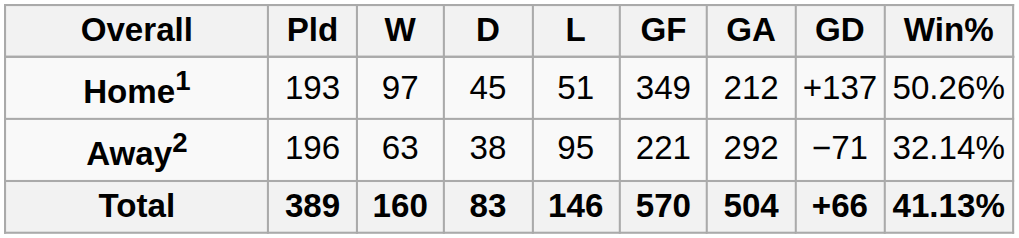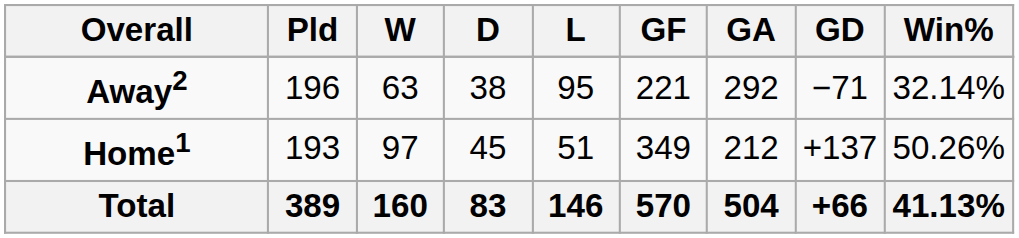rows swapped: (137, 87) <-> (137, 149)
